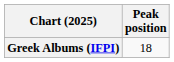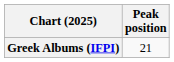(146, 47) 18 -> (146, 47) 21
